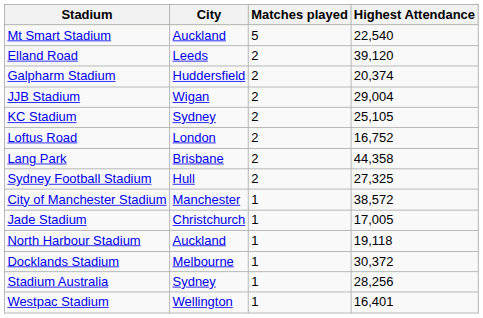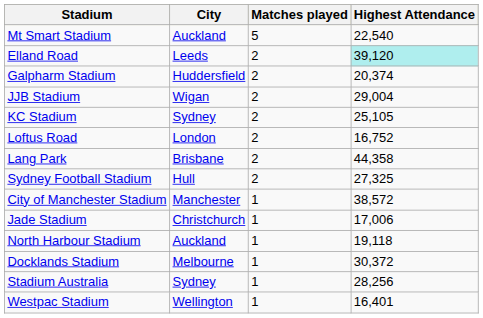(374, 55) no background -> (374, 55) paleturquoise background
(374, 220) 17,005 -> (374, 220) 17,006
